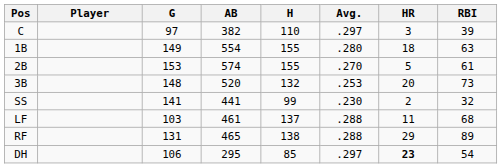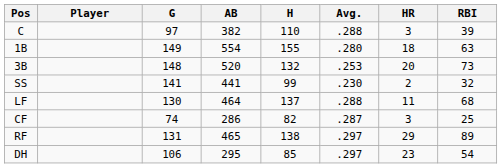(349, 31) .297 -> (349, 31) .288
- row: (21, 66)
(172, 119) 103 -> (172, 101) 130
(231, 119) 461 -> (231, 101) 464
+ row: (21, 119)
(349, 136) .288 -> (349, 136) .297
(408, 154) bold -> (408, 154) normal
